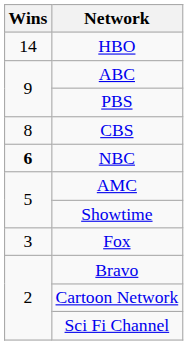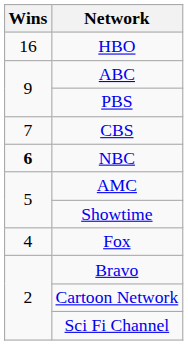(28, 46) 14 -> (28, 46) 16
(28, 130) 8 -> (28, 130) 7
(28, 241) 3 -> (28, 241) 4
